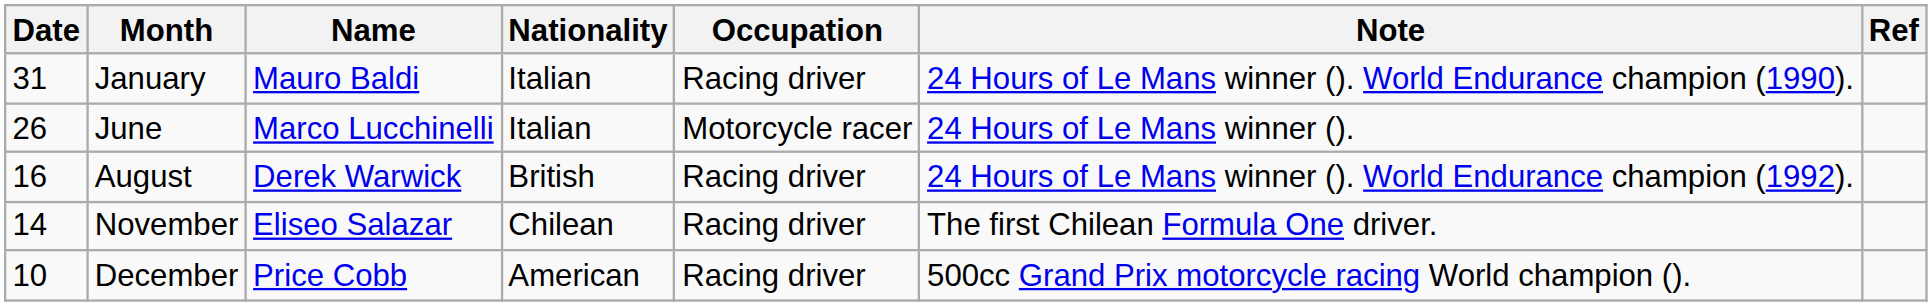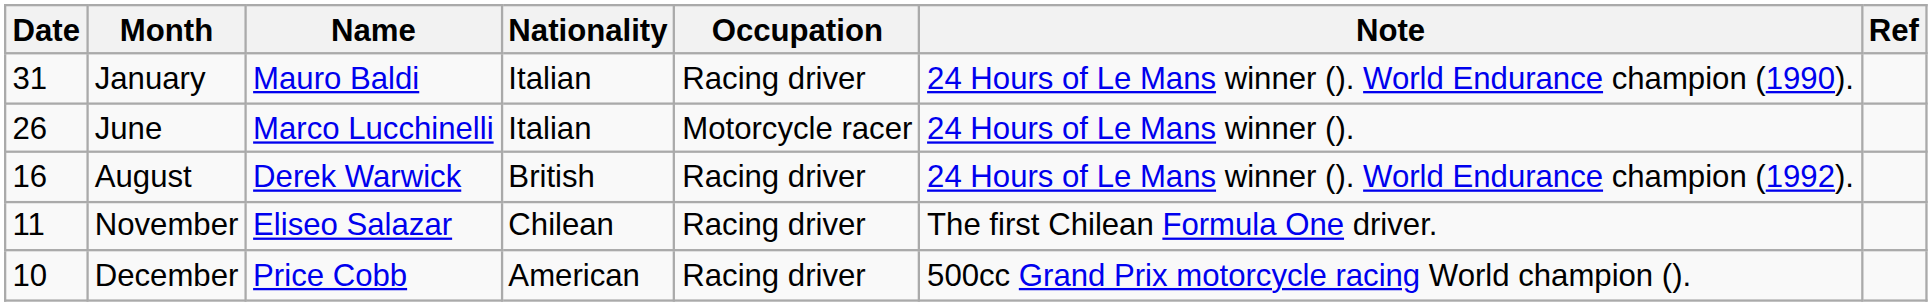(30, 226) 14 -> (29, 226) 11
